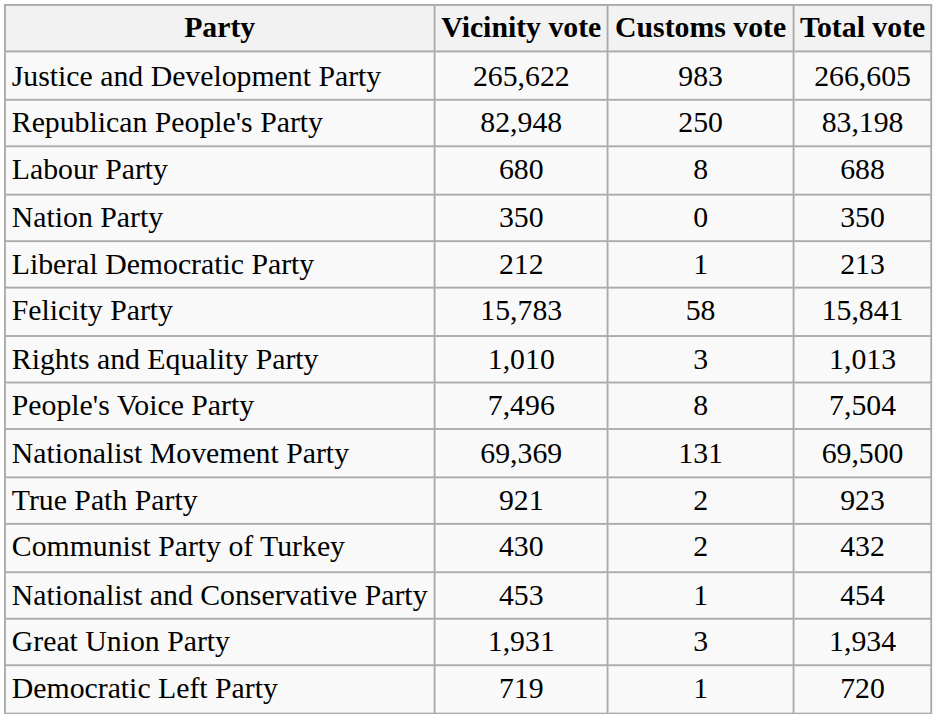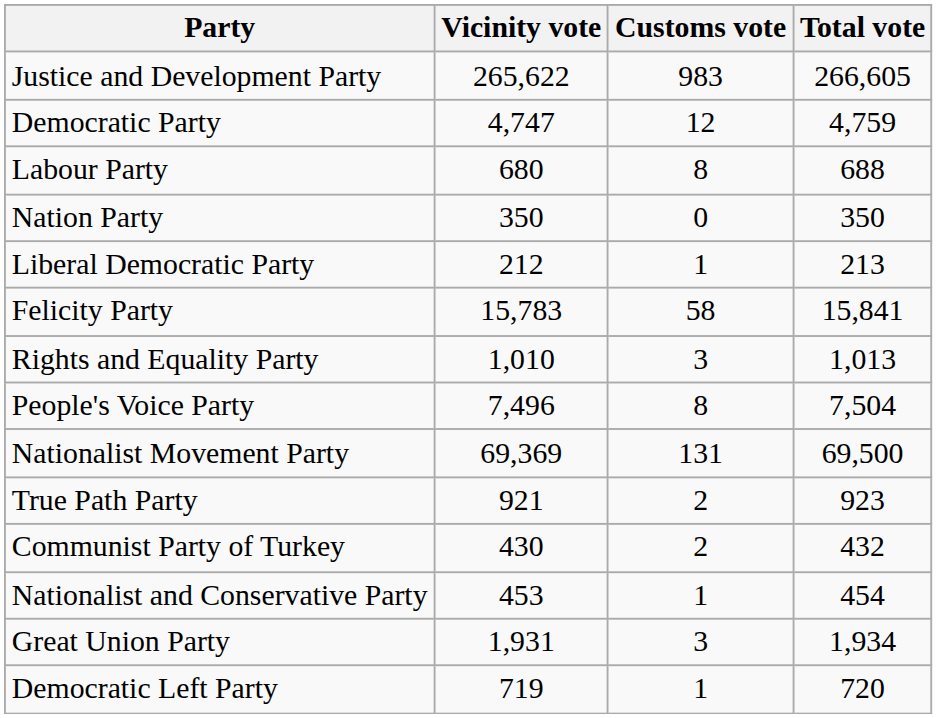+ row: (116, 122)
- row: (167, 122)
